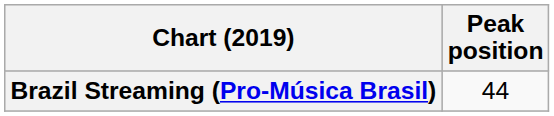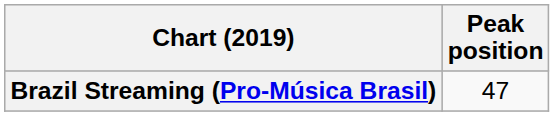(496, 90) 44 -> (496, 90) 47
